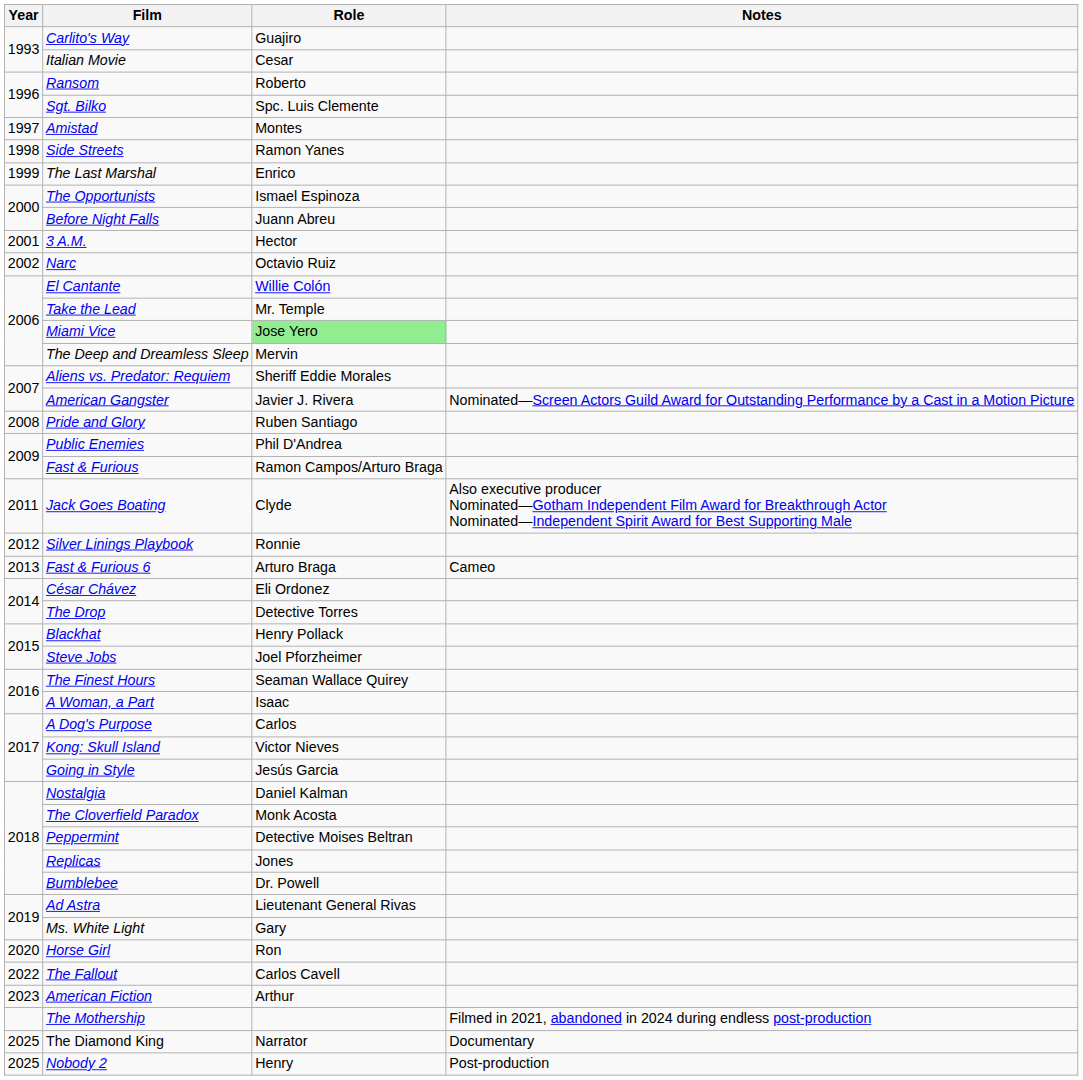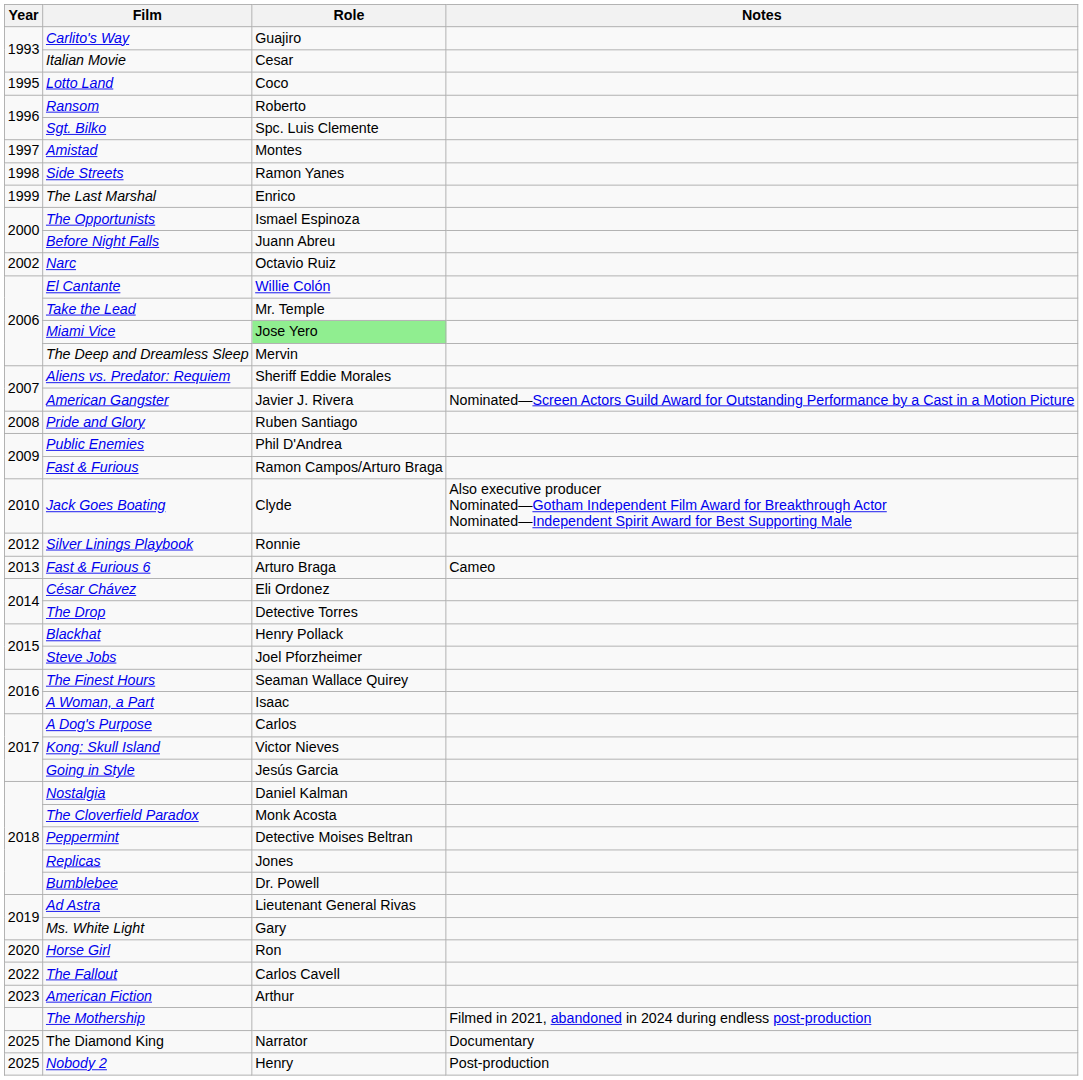+ row: (80, 83)
- row: (66, 241)
(23, 506) 2011 -> (24, 506) 2010
